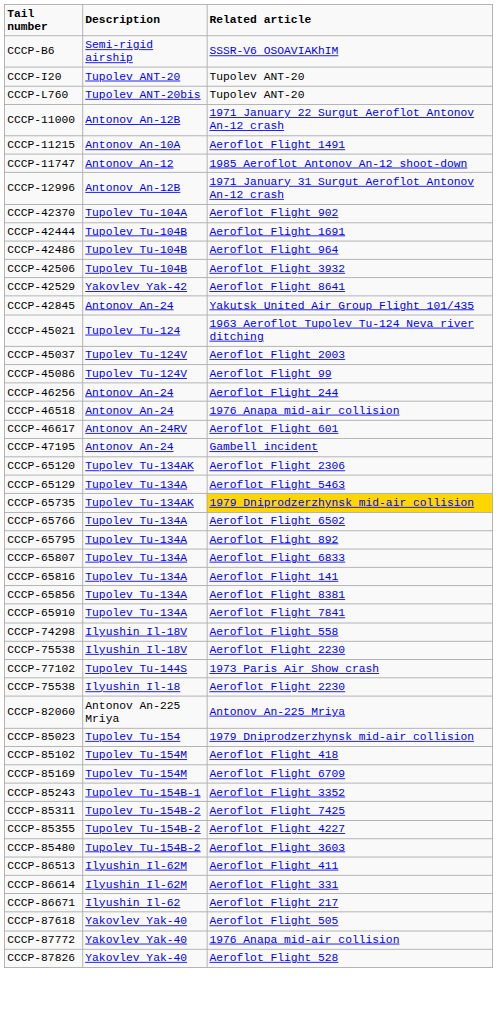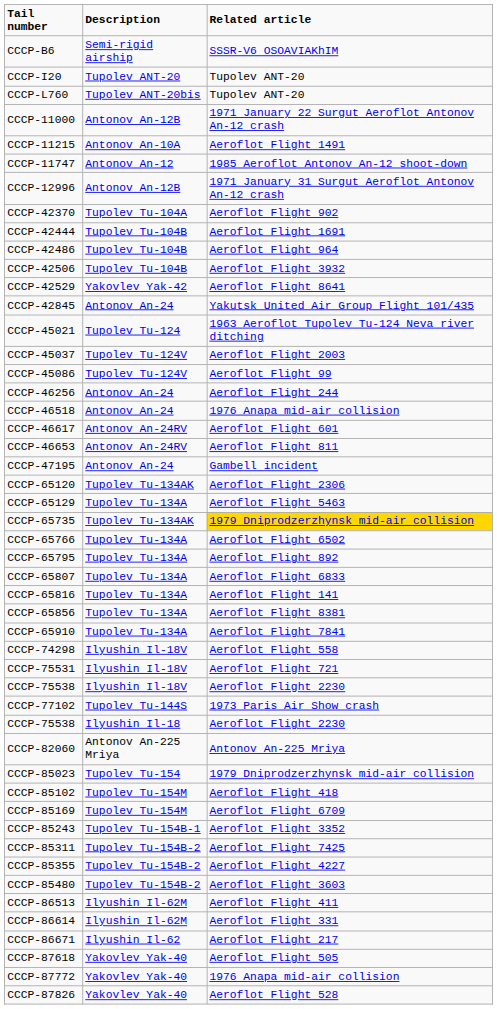+ row: (41, 448)
+ row: (41, 669)
